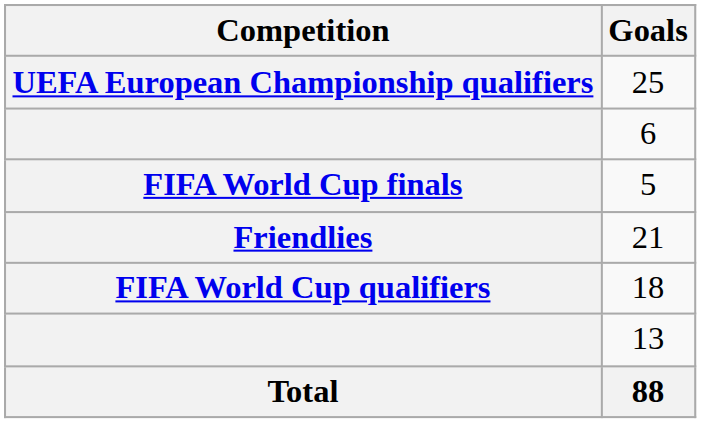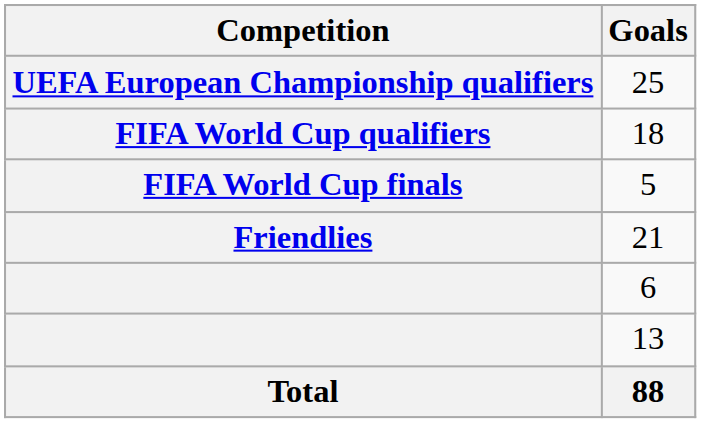rows swapped: (648, 287) <-> (648, 133)
